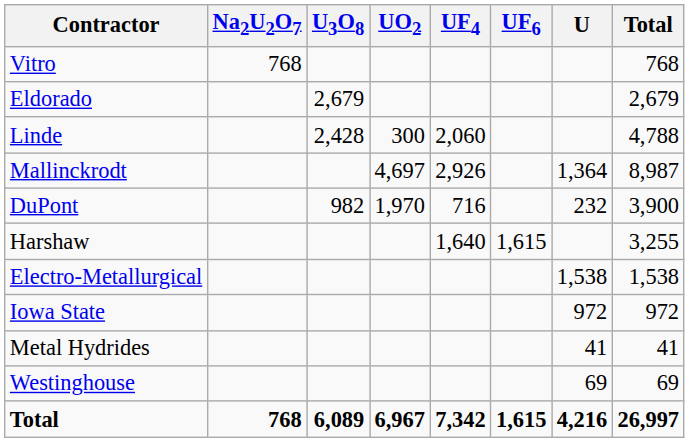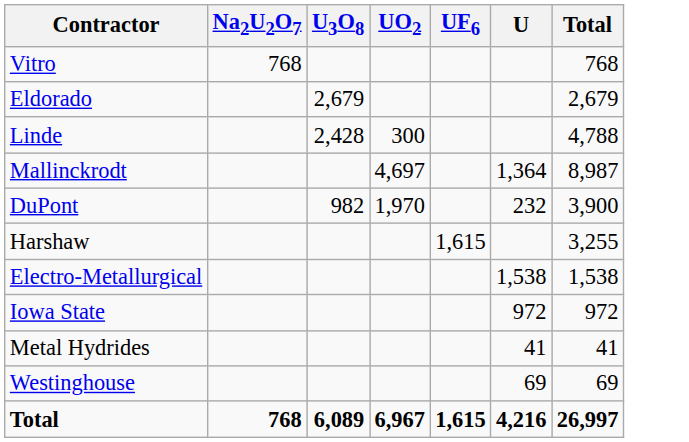- column: (460, 25)
